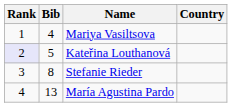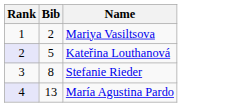- column: (202, 14)
(51, 33) 4 -> (51, 33) 2
(22, 92) no background -> (22, 92) lavender background
